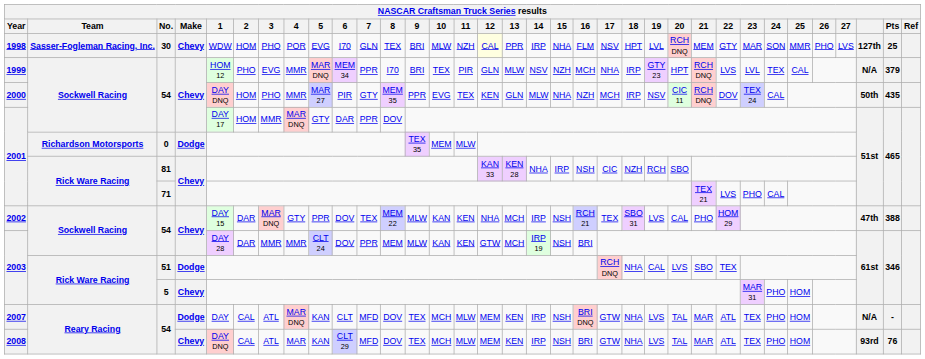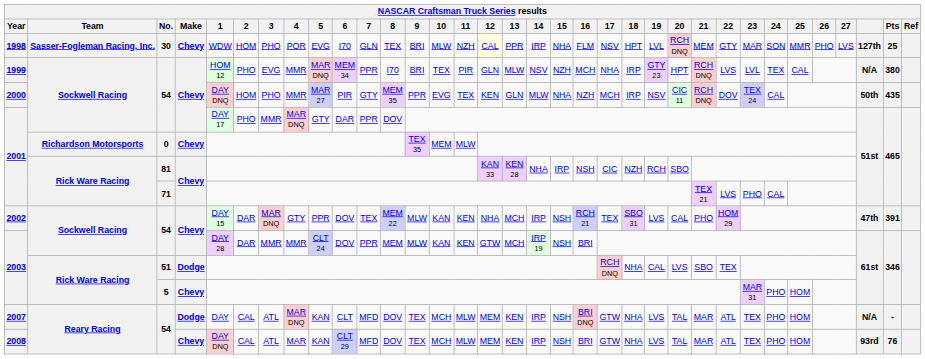(892, 70) 379 -> (892, 70) 380
(246, 120) HOM -> (246, 120) PHO
(191, 144) Dodge -> (191, 144) Chevy
(892, 218) 388 -> (892, 218) 391
